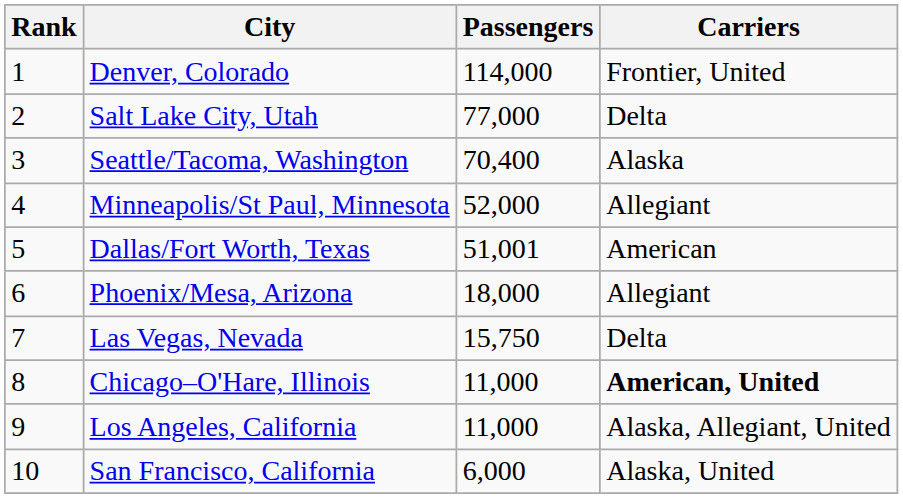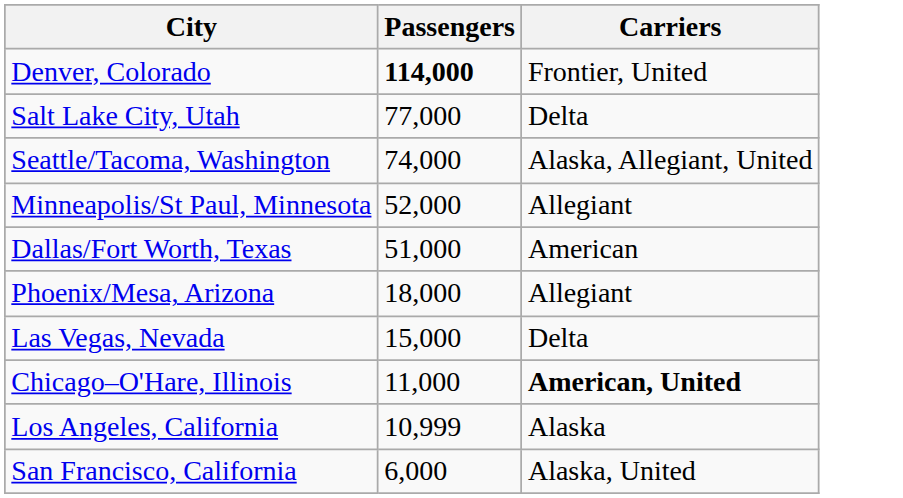- column: (44, 26)
(508, 71) normal -> (429, 71) bold
(501, 159) 70,400 -> (423, 159) 74,000
(645, 159) Alaska -> (670, 159) Alaska, Allegiant, United
(501, 248) 51,001 -> (423, 248) 51,000
(501, 337) 15,750 -> (423, 337) 15,000
(501, 426) 11,000 -> (423, 426) 10,999
(749, 426) Alaska, Allegiant, United -> (567, 426) Alaska
